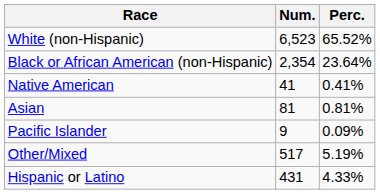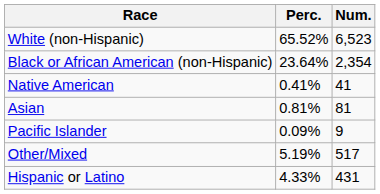columns swapped: (297, 16) <-> (347, 16)
